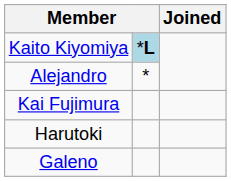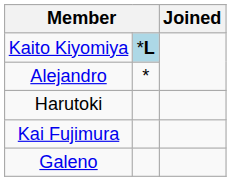rows swapped: (69, 104) <-> (69, 133)
